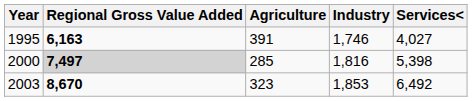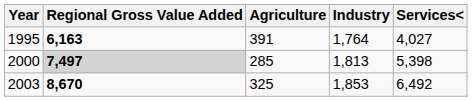(351, 38) 1,746 -> (351, 38) 1,764
(351, 61) 1,816 -> (351, 61) 1,813
(261, 84) 323 -> (261, 84) 325
